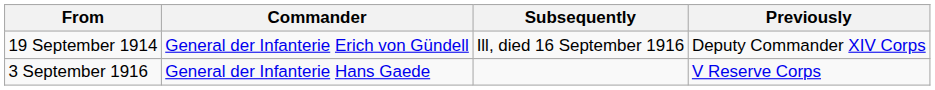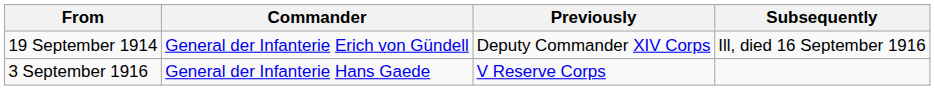columns swapped: (809, 17) <-> (580, 17)
